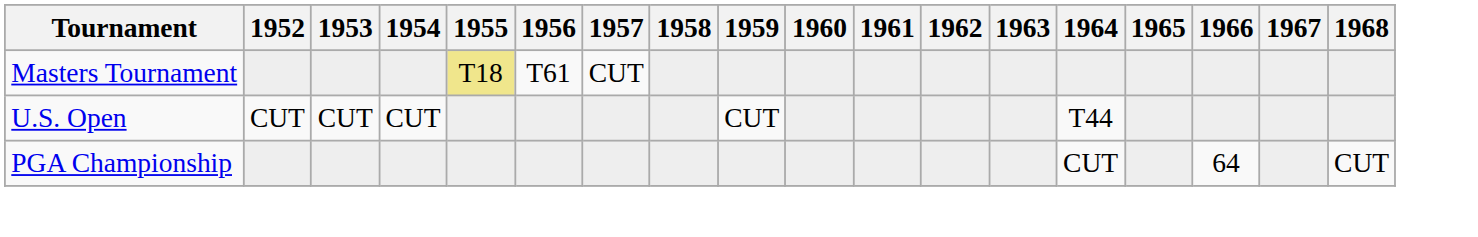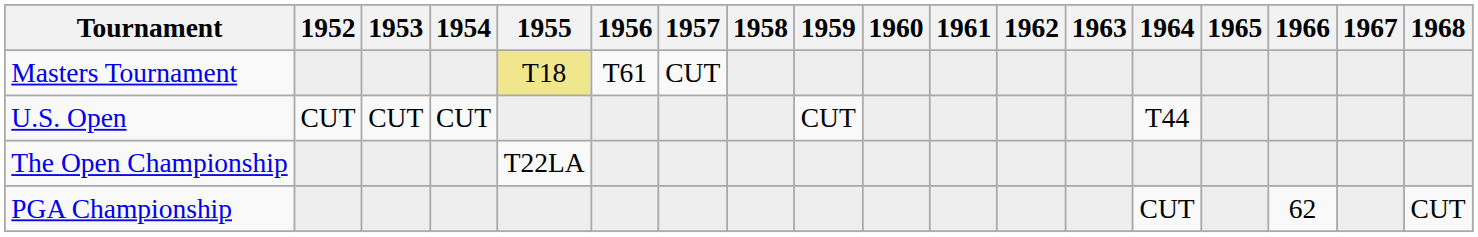+ row: (149, 163)
(1226, 163) 64 -> (1303, 208) 62
